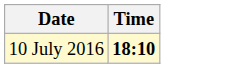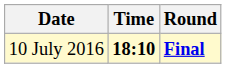+ column: (190, 19)
